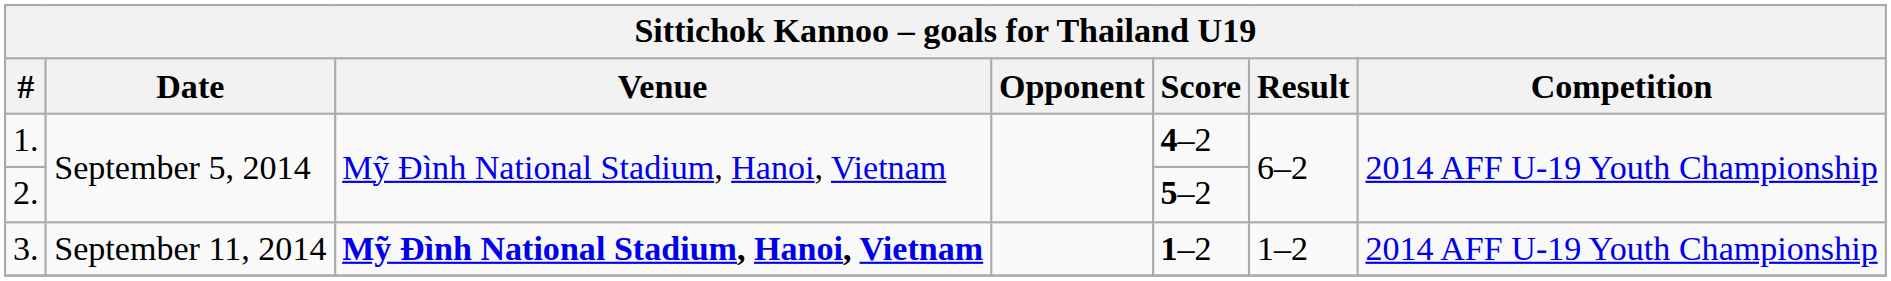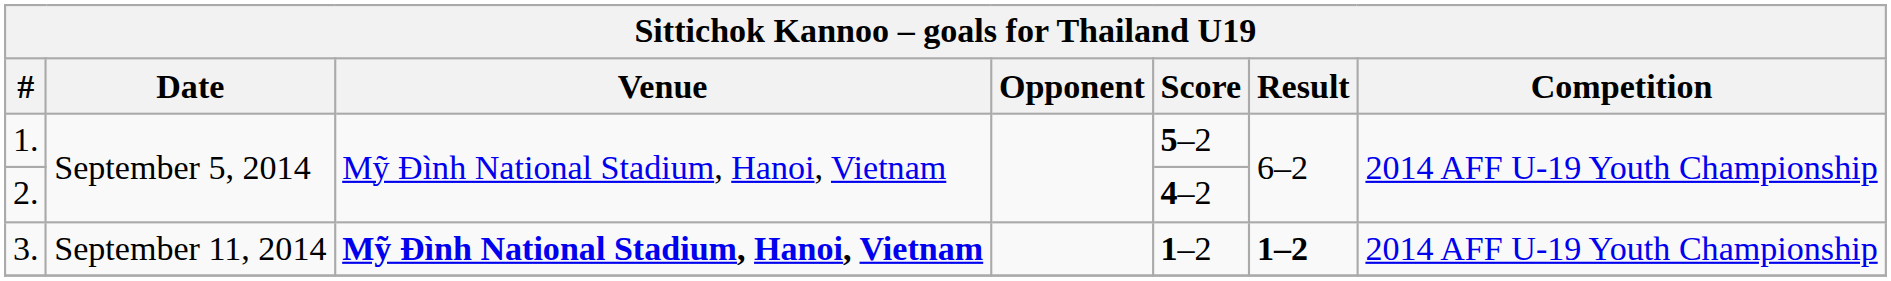(1186, 139) 4–2 -> (1186, 139) 5–2
(1186, 193) 5–2 -> (1186, 193) 4–2
(1282, 247) normal -> (1282, 247) bold
